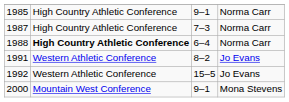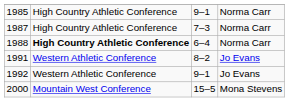(204, 74) 15–5 -> (202, 74) 9–1
(202, 89) 9–1 -> (204, 89) 15–5
